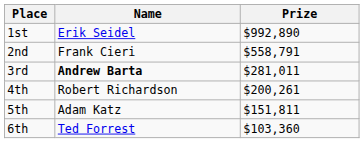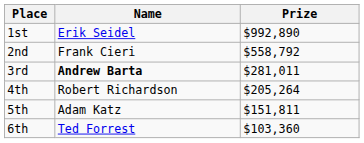(272, 52) $558,791 -> (272, 52) $558,792
(272, 90) $200,261 -> (272, 90) $205,264
